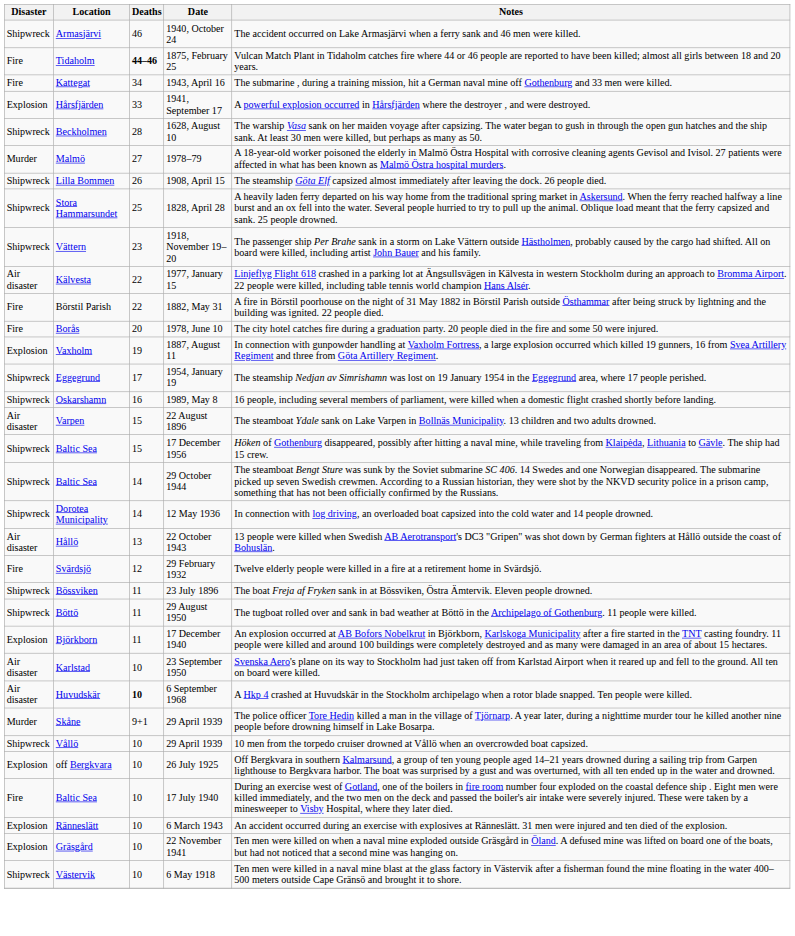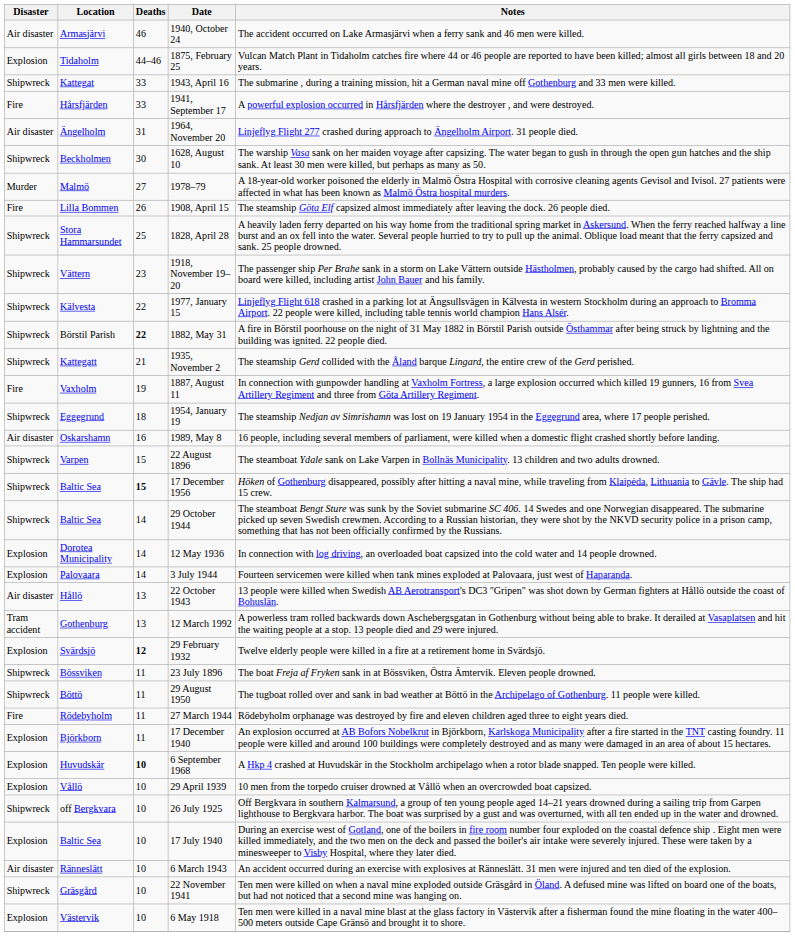(28, 34) Shipwreck -> (30, 34) Air disaster
(15, 61) Fire -> (27, 61) Explosion
(145, 61) bold -> (148, 61) normal
(15, 83) Fire -> (28, 83) Shipwreck
(137, 83) 34 -> (141, 83) 33
(27, 104) Explosion -> (15, 104) Fire
+ row: (83, 132)
(137, 132) 28 -> (141, 159) 30
(28, 181) Shipwreck -> (15, 208) Fire
(22, 280) Air disaster -> (28, 307) Shipwreck
(15, 307) Fire -> (28, 334) Shipwreck
(137, 307) normal -> (141, 334) bold
+ row: (78, 362)
- row: (68, 329)
(27, 350) Explosion -> (15, 389) Fire
(137, 378) 17 -> (141, 416) 18
(28, 399) Shipwreck -> (30, 438) Air disaster
(22, 421) Air disaster -> (28, 460) Shipwreck
(137, 448) normal -> (141, 487) bold
(28, 514) Shipwreck -> (27, 553) Explosion
+ row: (80, 575)
+ row: (84, 623)
(15, 569) Fire -> (27, 651) Explosion
(137, 569) normal -> (141, 651) bold
+ row: (86, 716)
- row: (73, 667)
(22, 694) Air disaster -> (27, 765) Explosion
- row: (68, 721)
(28, 743) Shipwreck -> (27, 786) Explosion
(27, 765) Explosion -> (28, 808) Shipwreck
(15, 798) Fire -> (27, 841) Explosion
(27, 825) Explosion -> (30, 868) Air disaster
(27, 847) Explosion -> (28, 890) Shipwreck
(28, 874) Shipwreck -> (27, 917) Explosion
